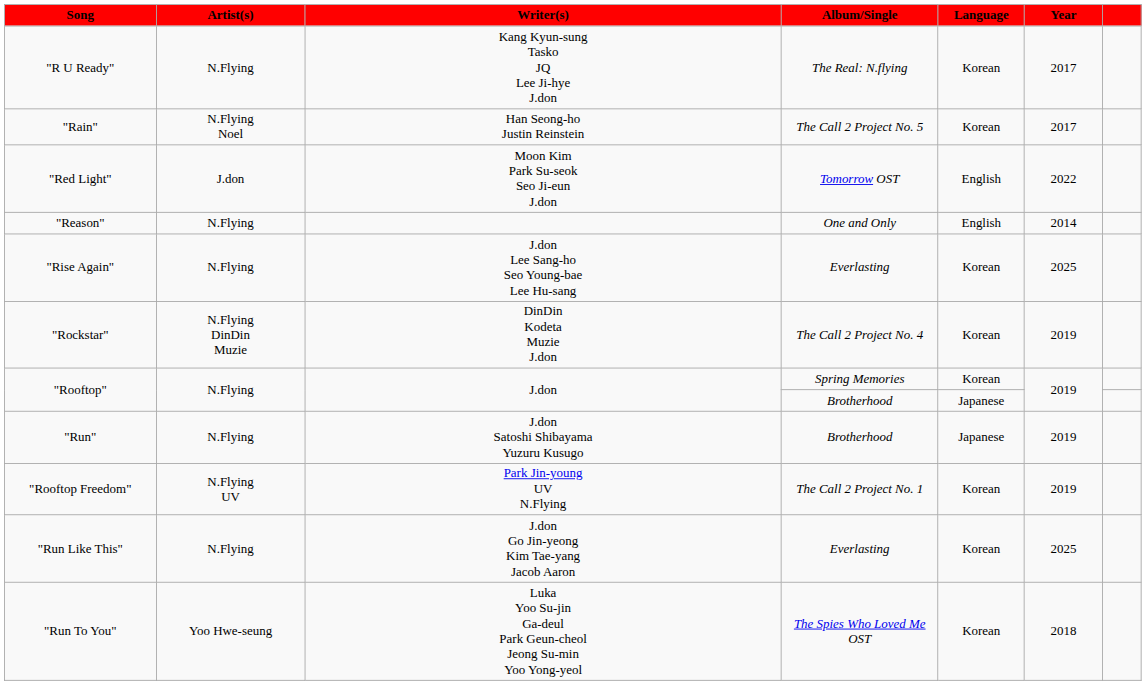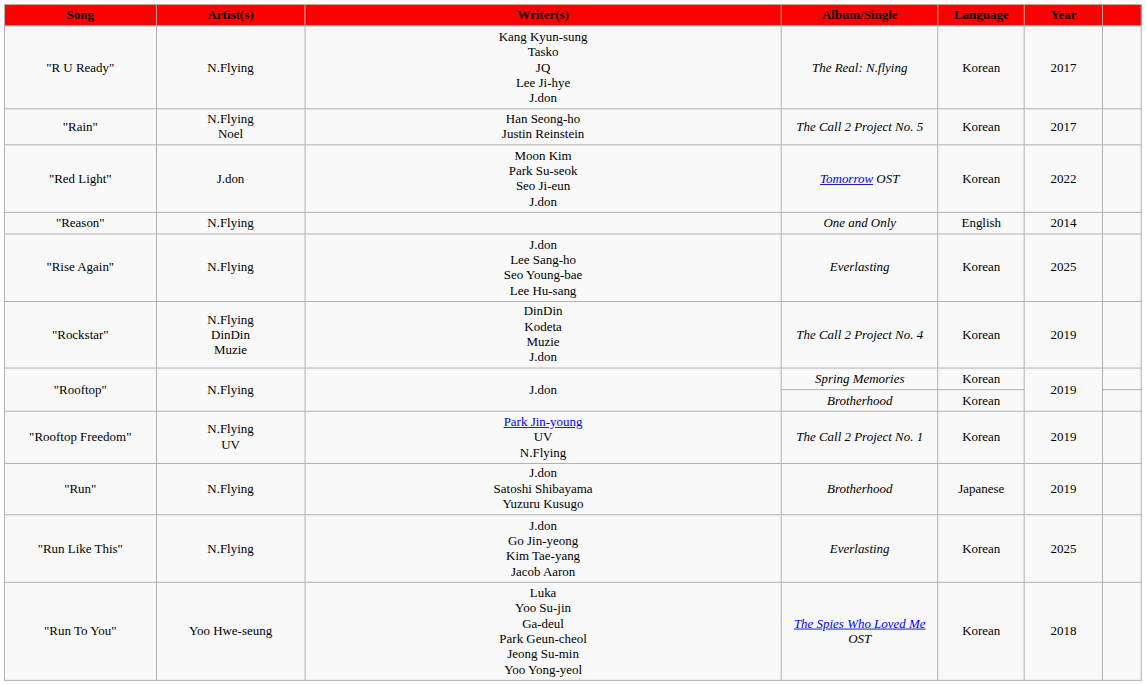(981, 178) English -> (981, 178) Korean
(981, 400) Japanese -> (981, 400) Korean
rows swapped: (80, 489) <-> (80, 437)
